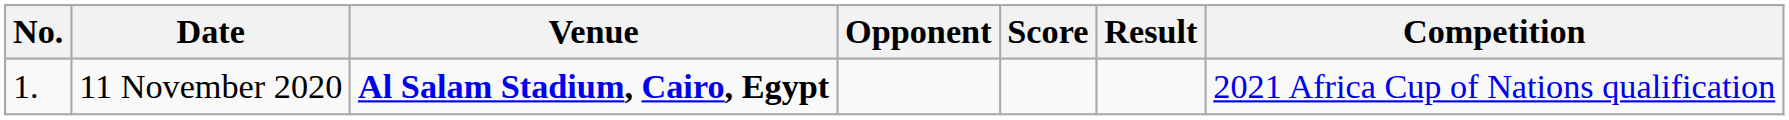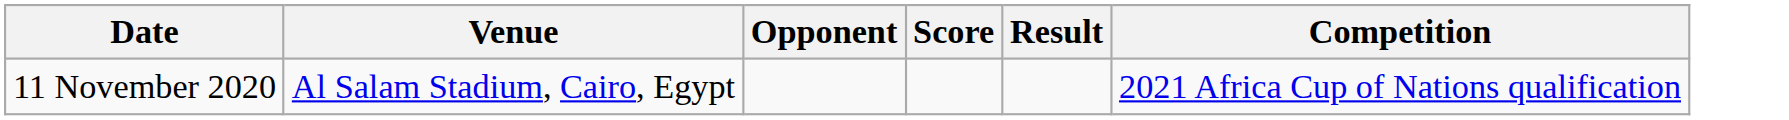- column: (38, 31)
(594, 85) bold -> (513, 85) normal
